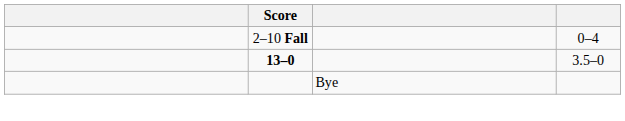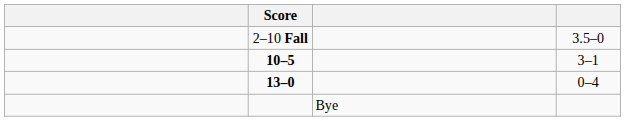(588, 37) 0–4 -> (588, 37) 3.5–0
+ row: (280, 60)
(588, 60) 3.5–0 -> (588, 82) 0–4
